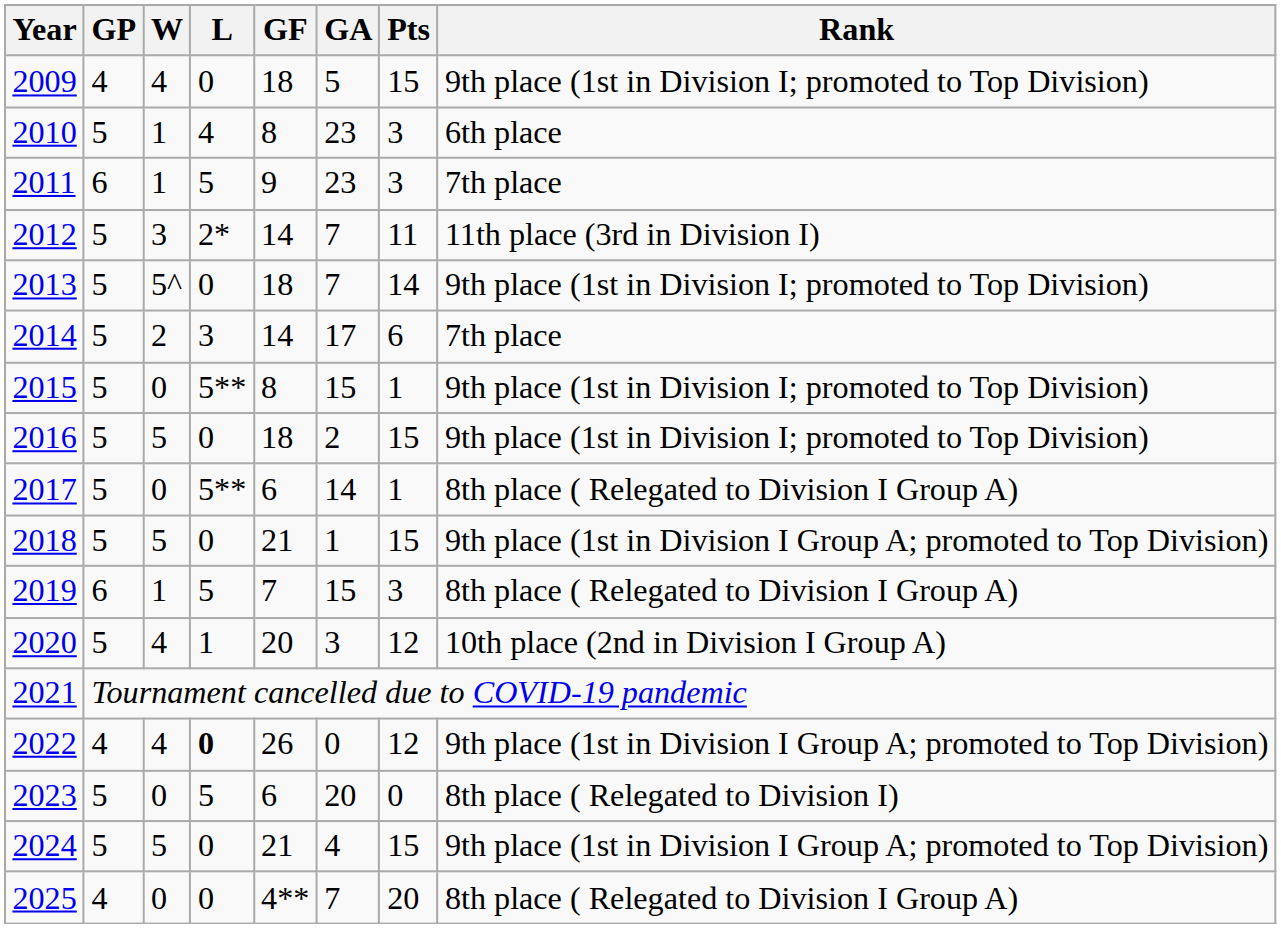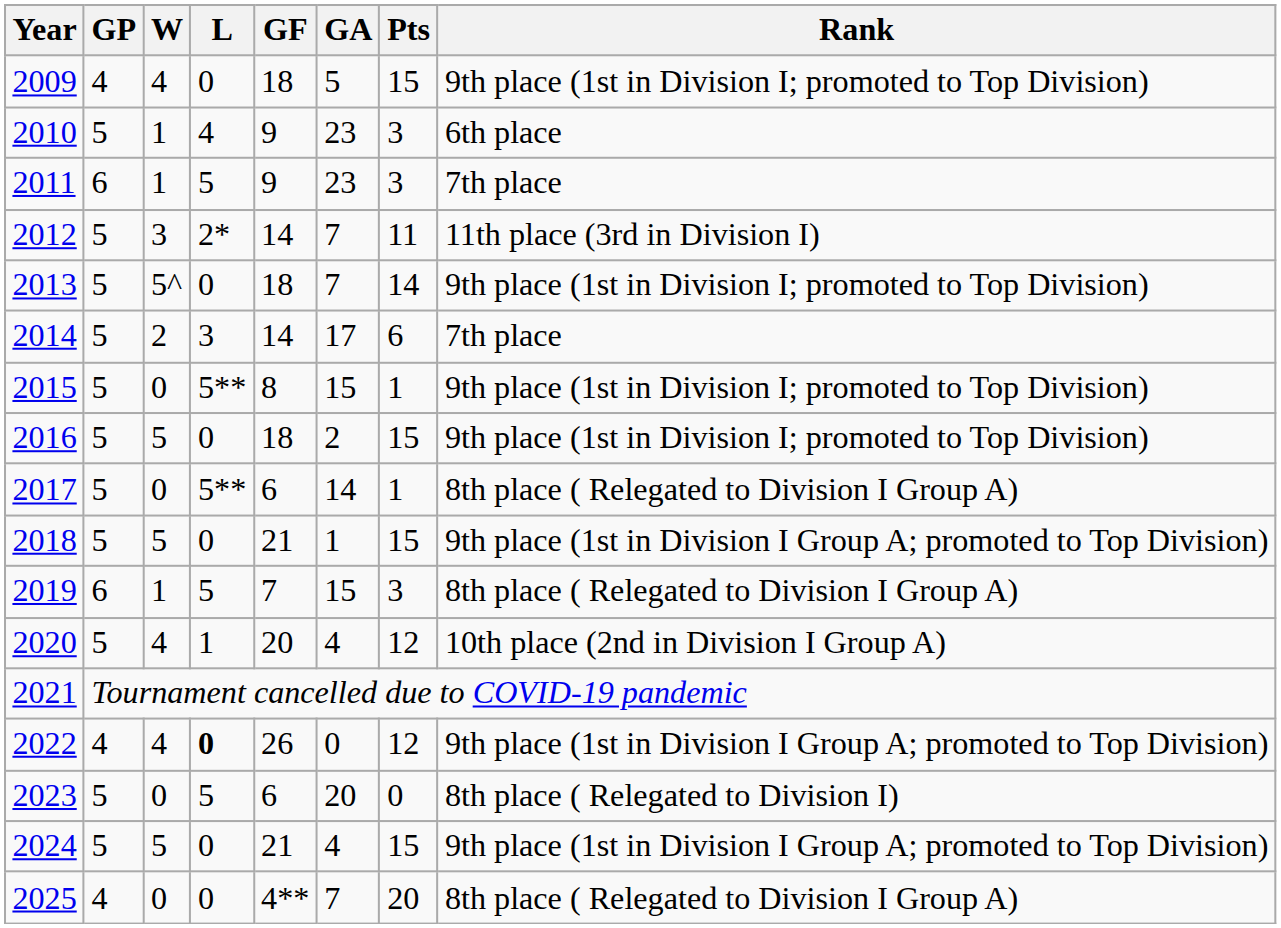(269, 132) 8 -> (269, 132) 9
(332, 642) 3 -> (332, 642) 4
